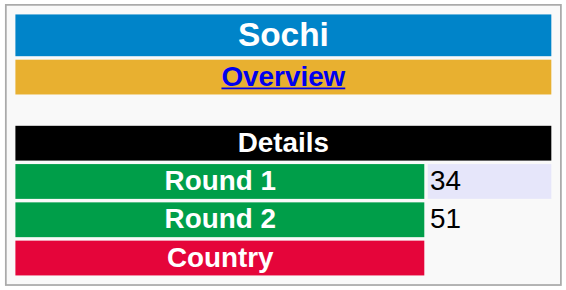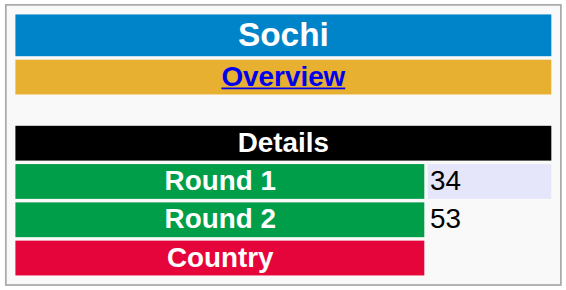(445, 219) 51 -> (445, 219) 53
